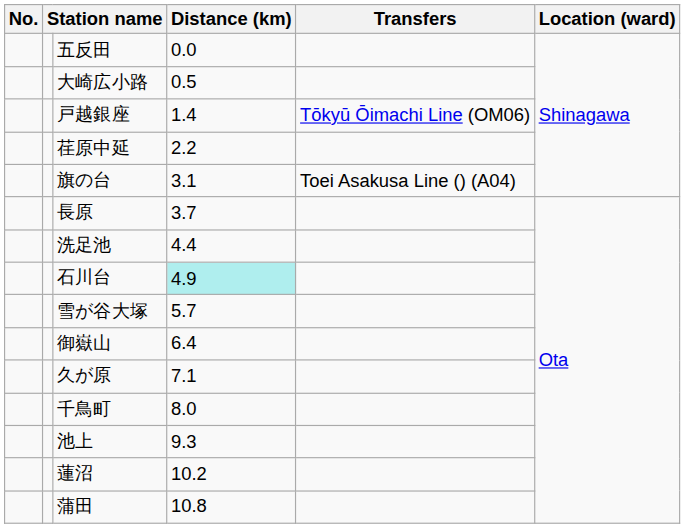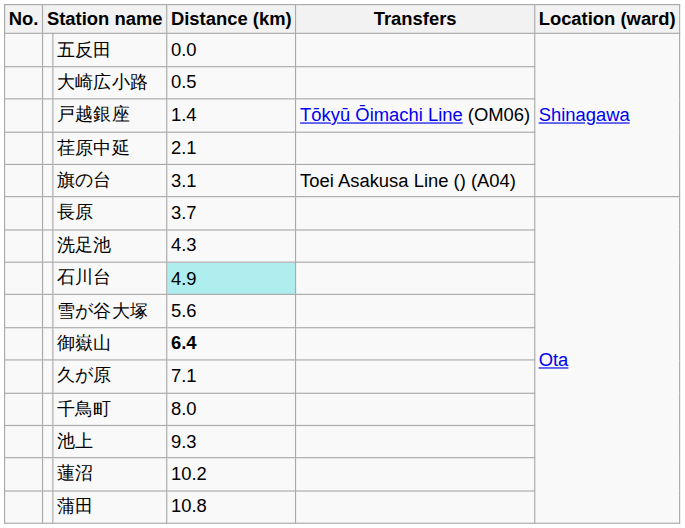(184, 147) 2.2 -> (184, 147) 2.1
(184, 245) 4.4 -> (184, 245) 4.3
(184, 311) 5.7 -> (184, 311) 5.6
(184, 343) normal -> (184, 343) bold
